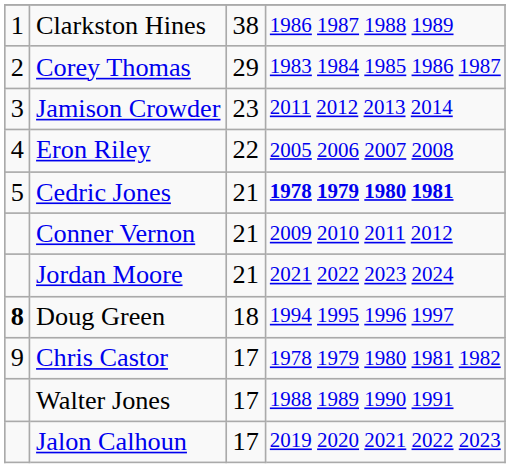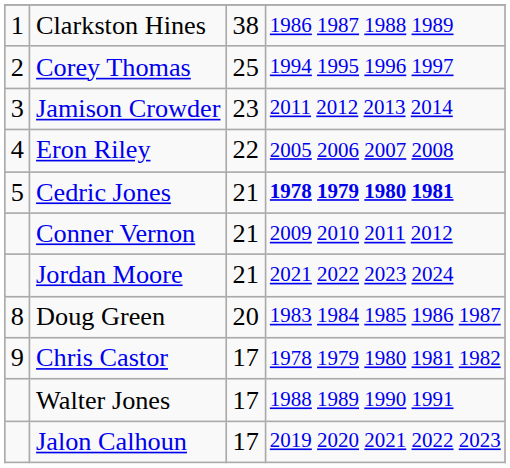(246, 66) 29 -> (246, 66) 25
(385, 66) 1983 1984 1985 1986 1987 -> (362, 66) 1994 1995 1996 1997
(17, 316) bold -> (17, 316) normal
(246, 316) 18 -> (246, 316) 20
(362, 316) 1994 1995 1996 1997 -> (385, 316) 1983 1984 1985 1986 1987
